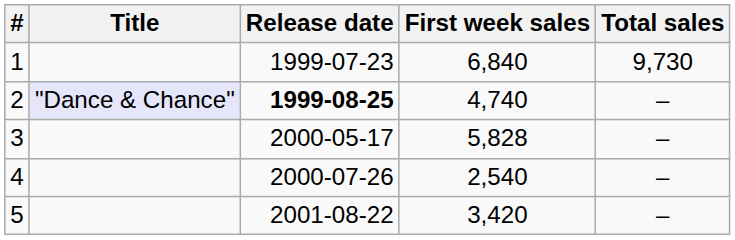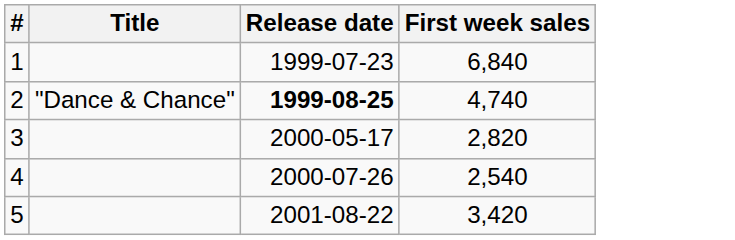- column: (663, 23)
(135, 100) lavender background -> (135, 100) no background
(497, 138) 5,828 -> (497, 138) 2,820
